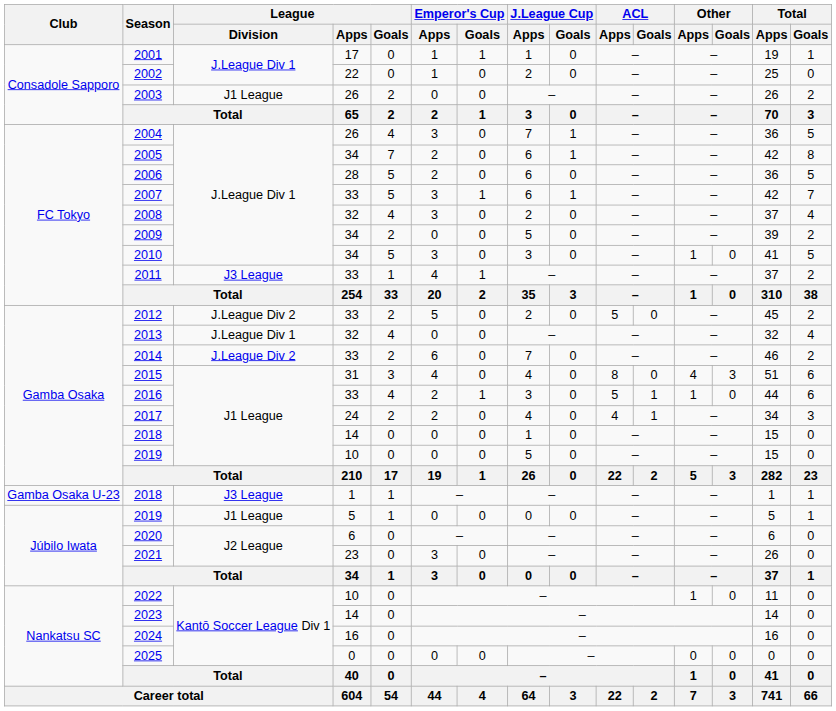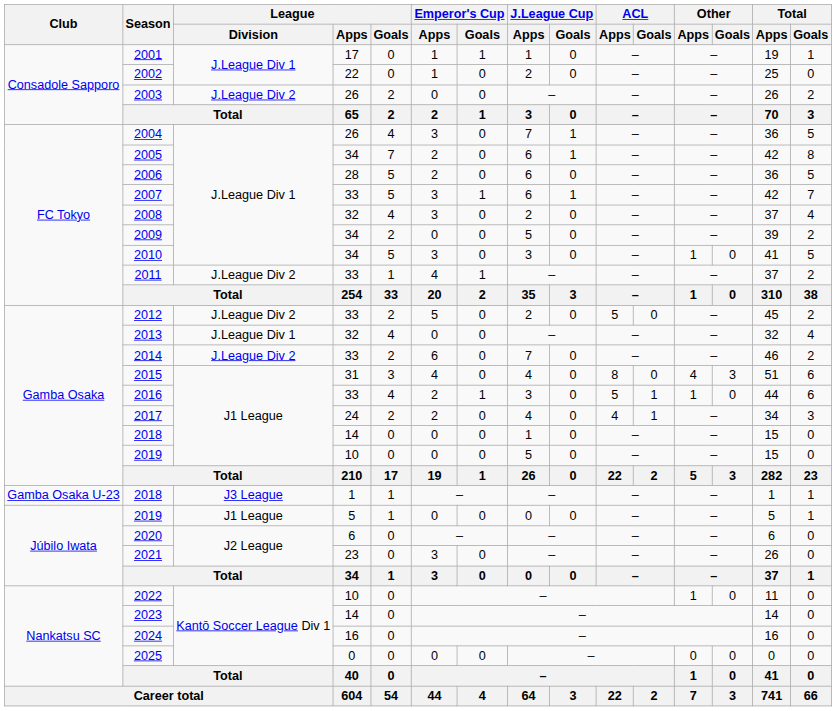(253, 94) J1 League -> (253, 94) J.League Div 2
(253, 275) J3 League -> (253, 275) J.League Div 2
